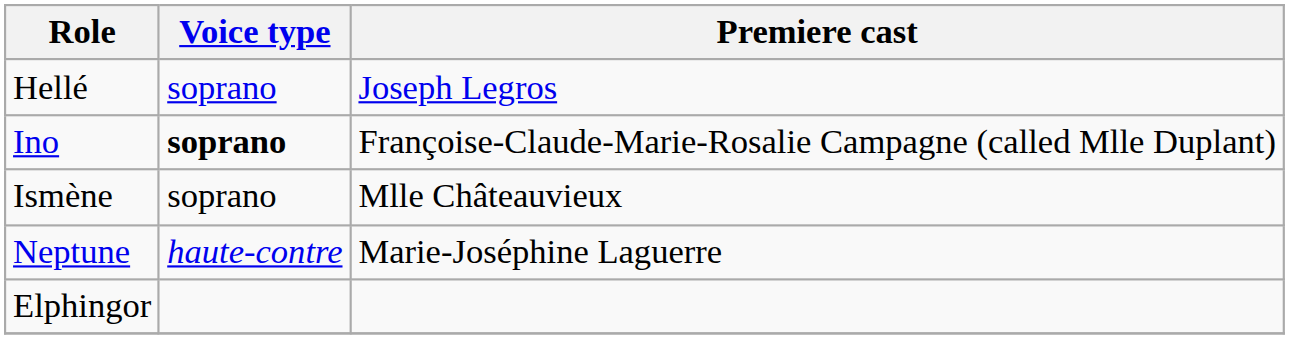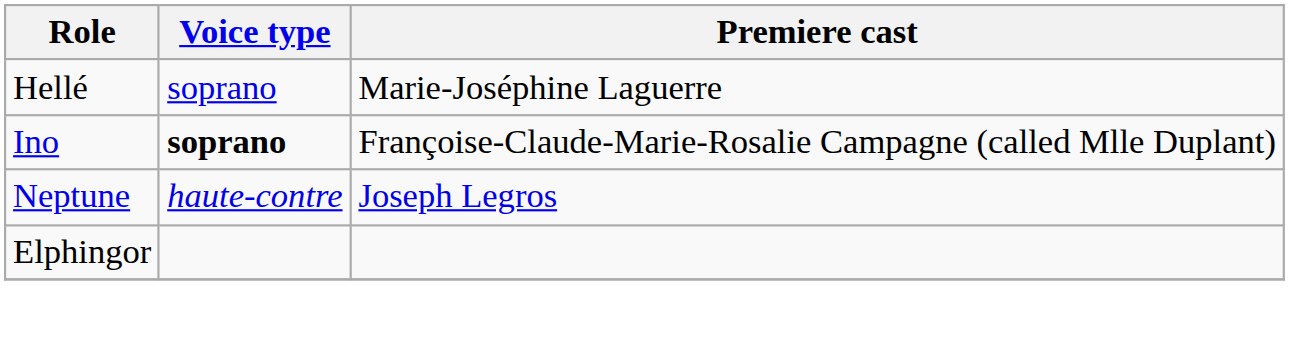(458, 86) Joseph Legros -> (540, 86) Marie-Joséphine Laguerre
- row: (63, 196)
(540, 251) Marie-Joséphine Laguerre -> (458, 196) Joseph Legros
